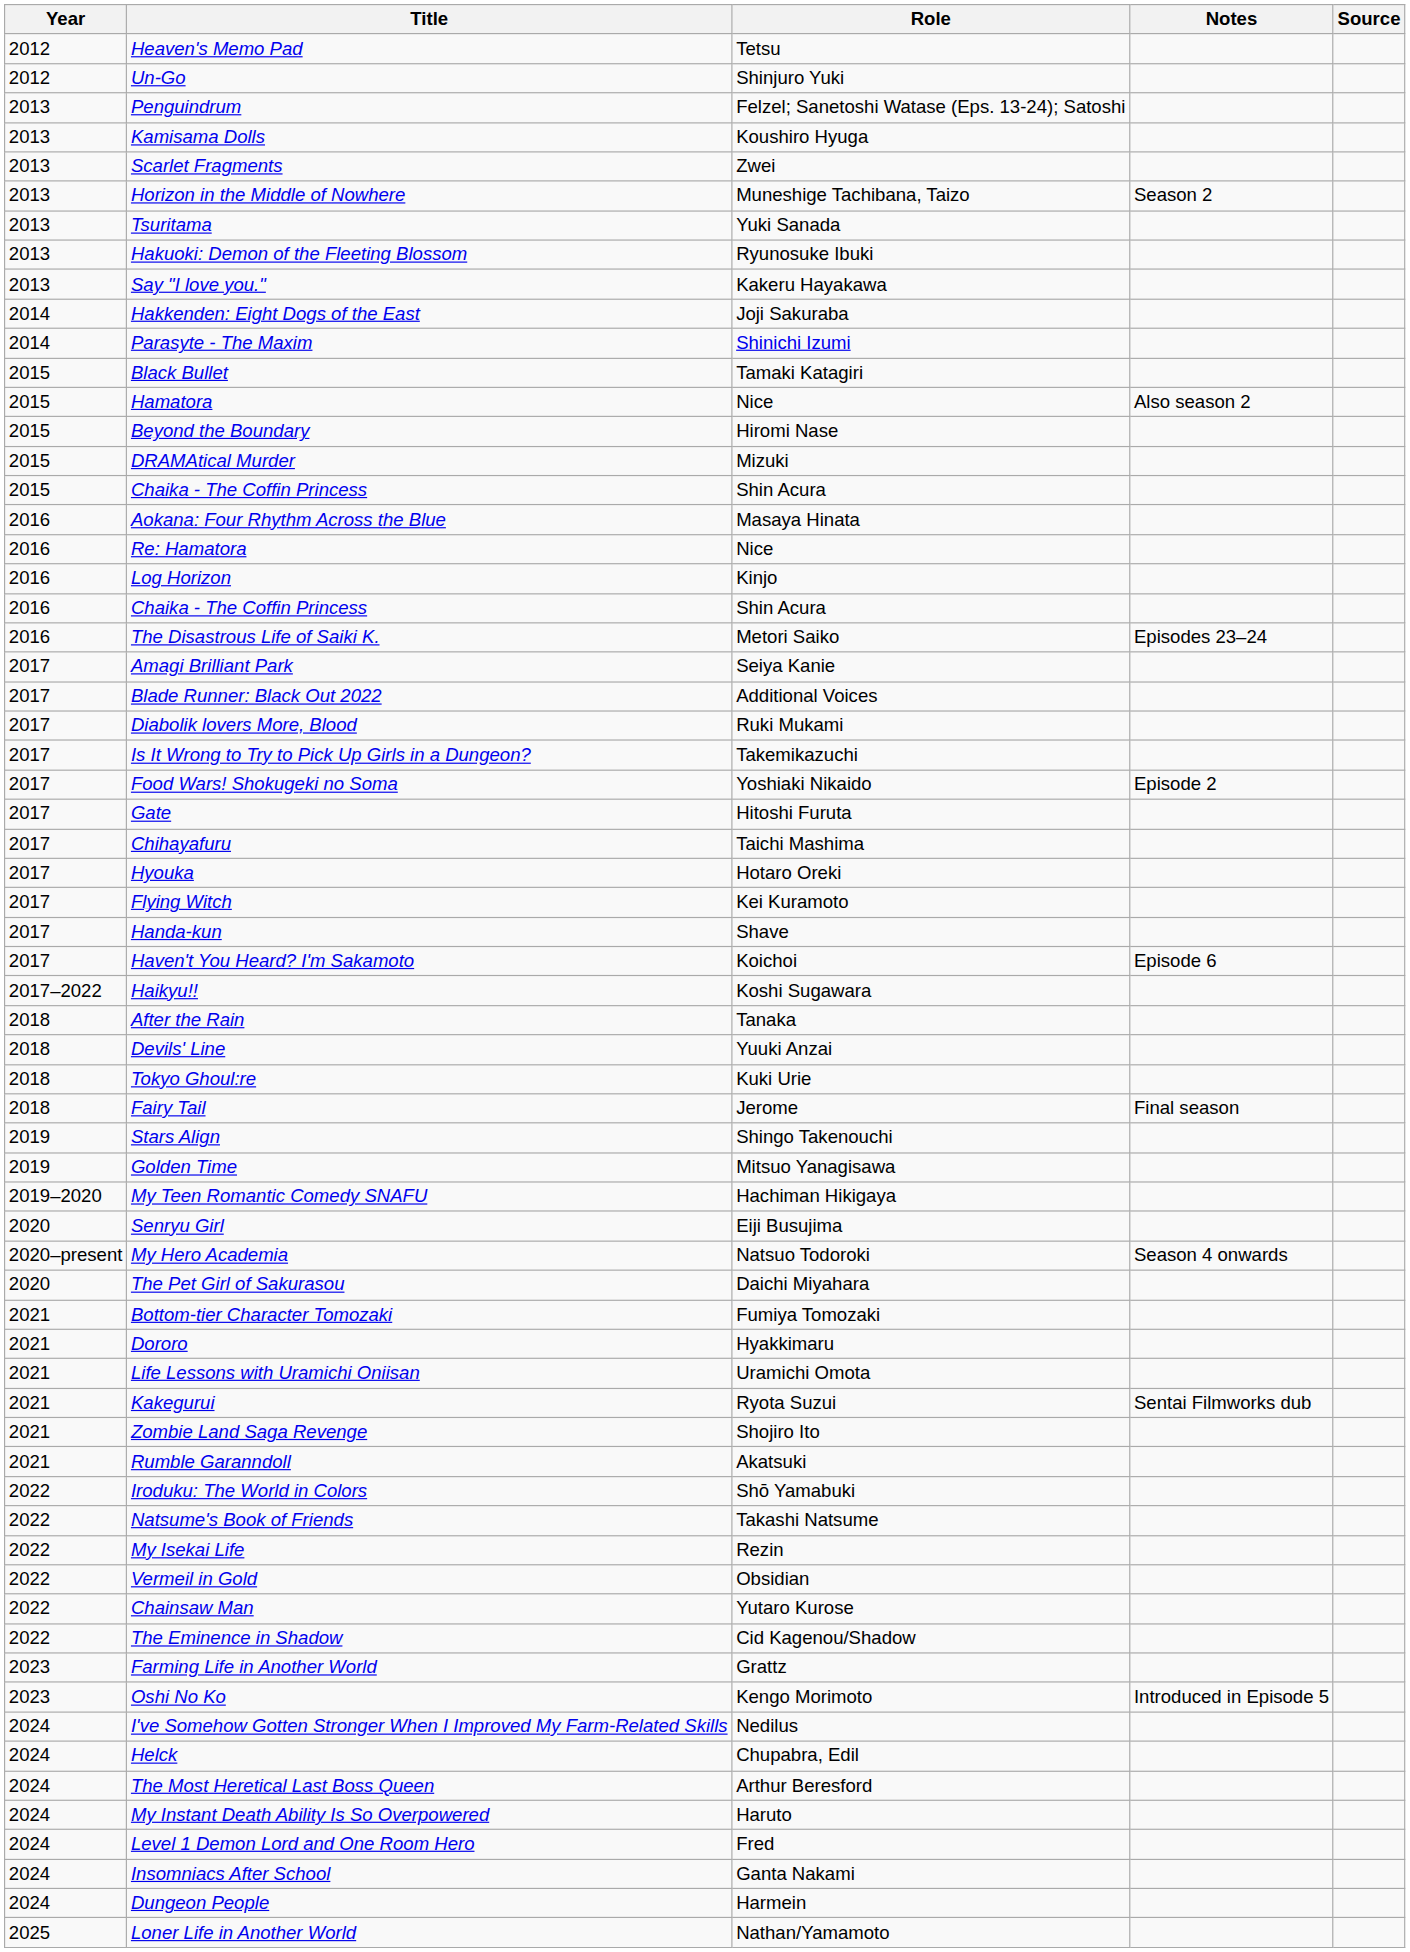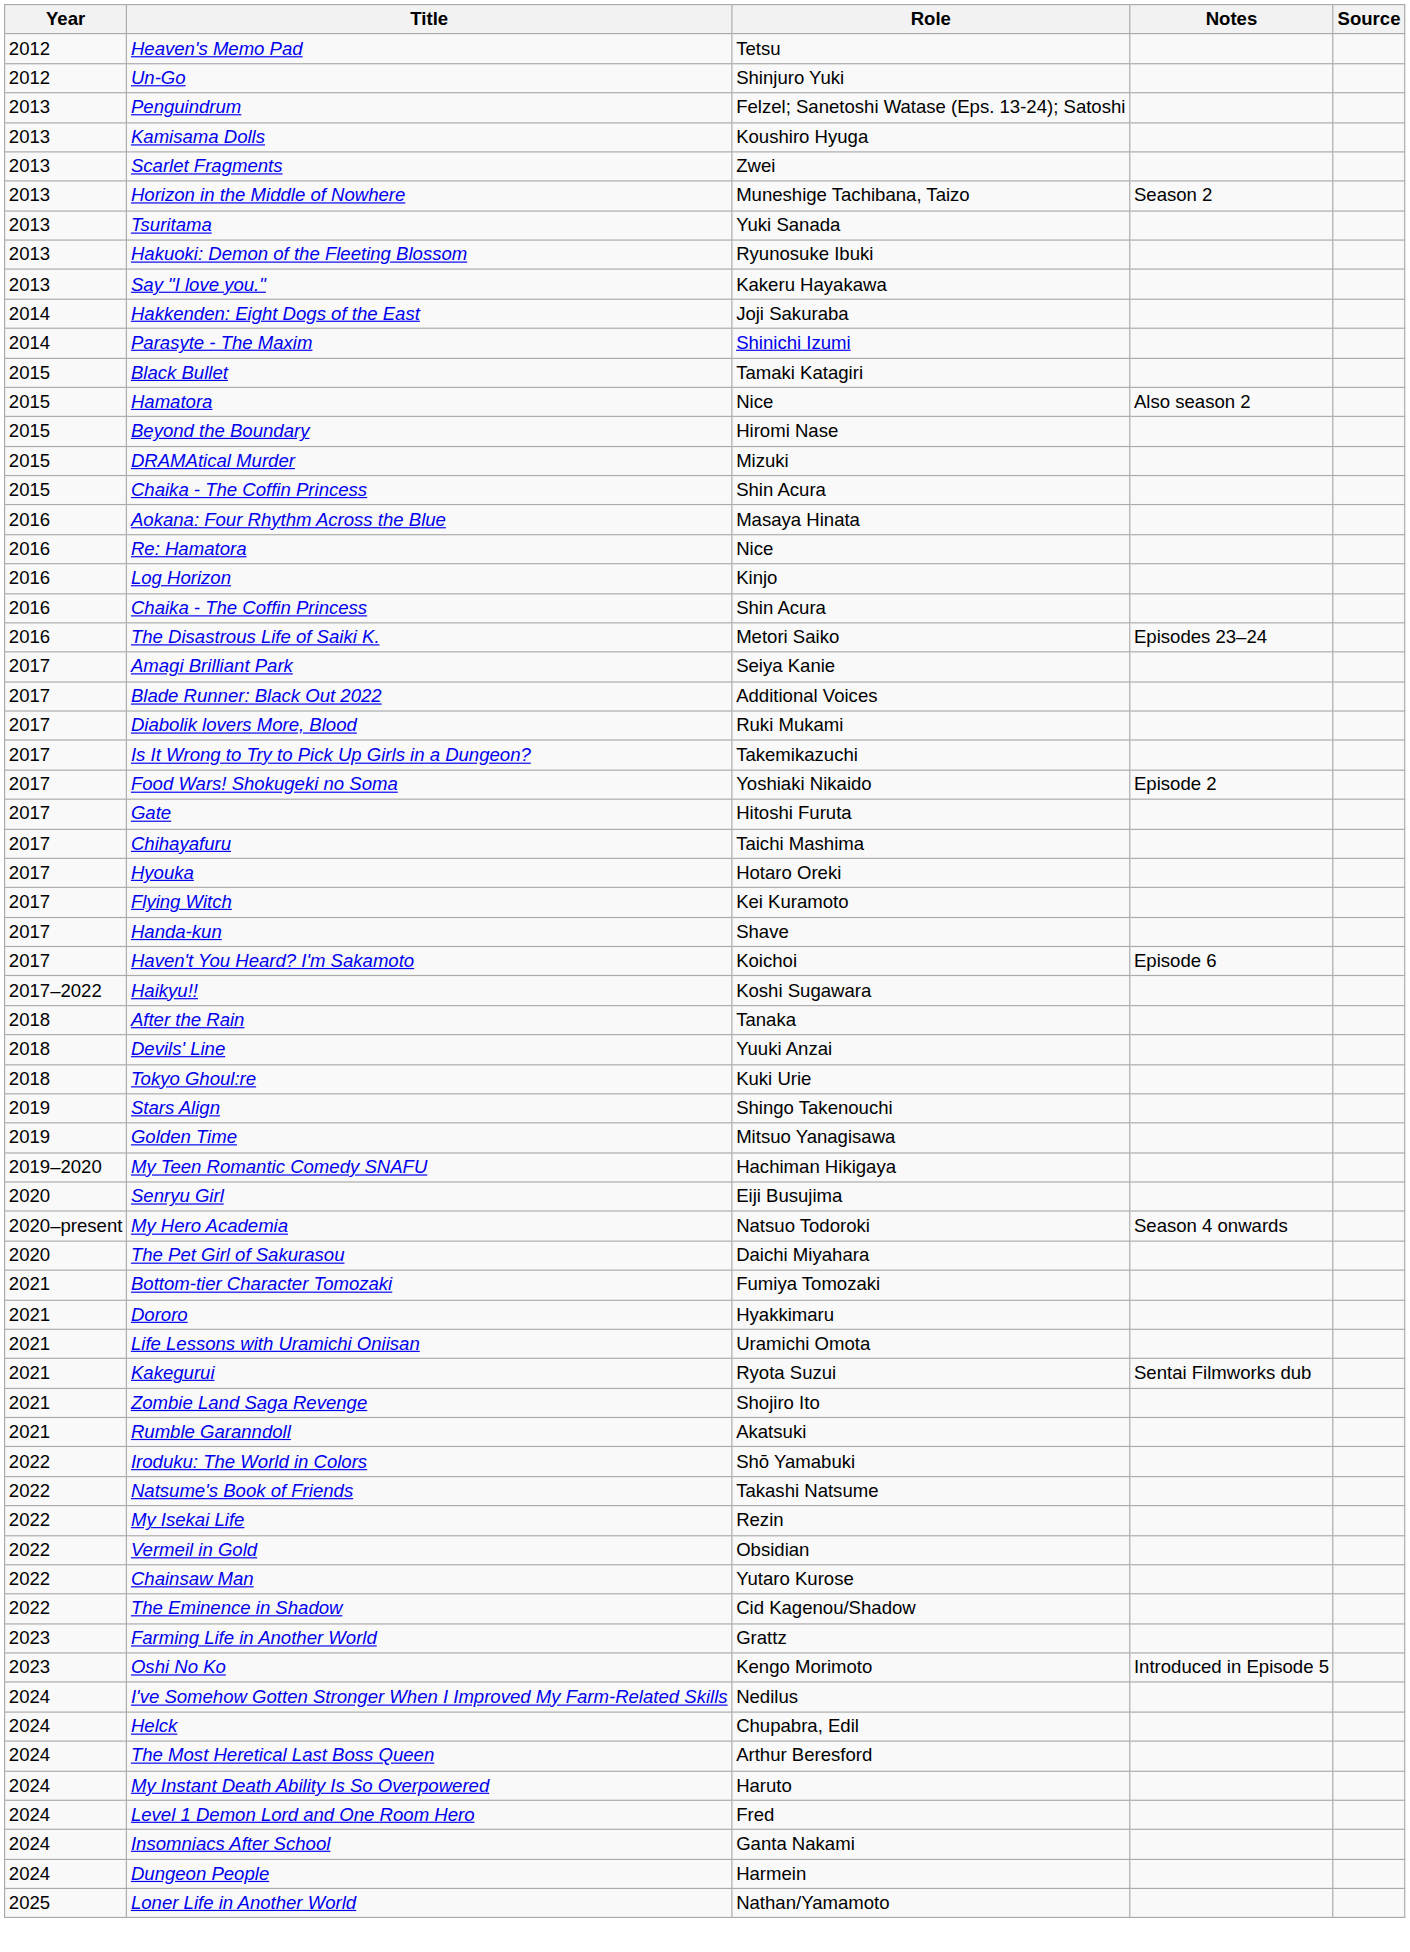- row: (30, 1108)
